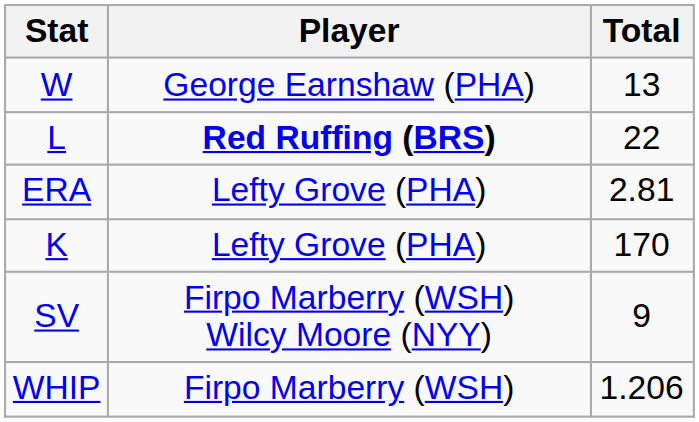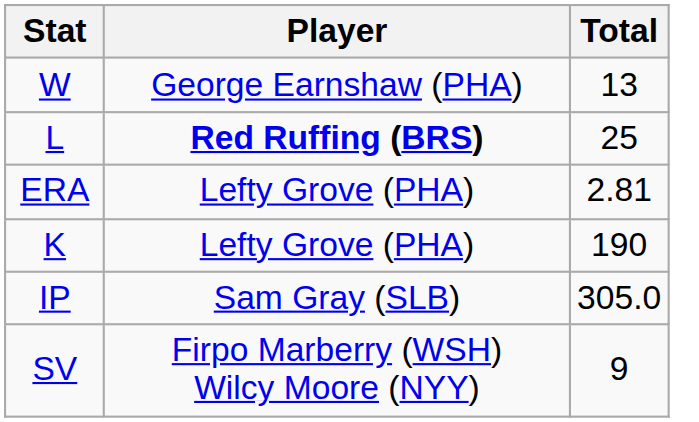(642, 137) 22 -> (619, 137) 25
(642, 244) 170 -> (619, 244) 190
+ row: (55, 297)
- row: (57, 388)
